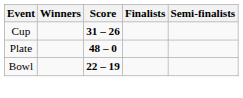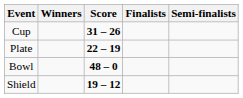(103, 48) 48 – 0 -> (104, 48) 22 – 19
(103, 66) 22 – 19 -> (104, 66) 48 – 0
+ row: (21, 84)
